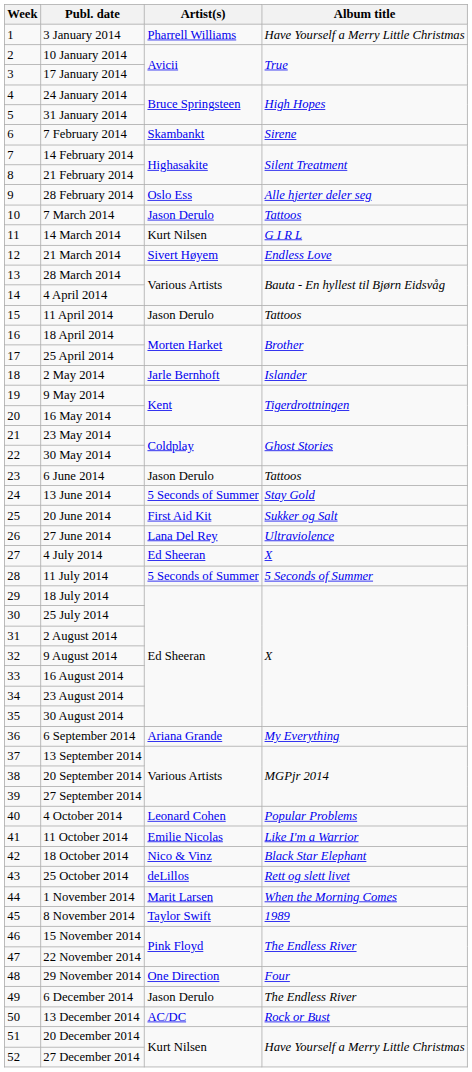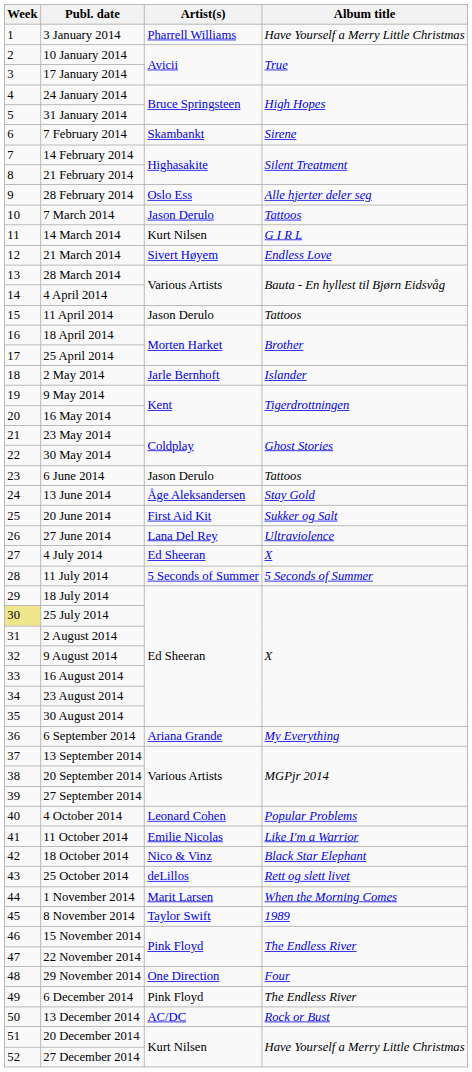(203, 495) 5 Seconds of Summer -> (196, 495) Åge Aleksandersen
(14, 615) no background -> (14, 615) khaki background
(181, 996) Jason Derulo -> (175, 996) Pink Floyd
